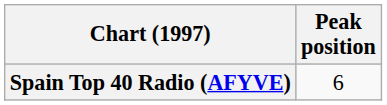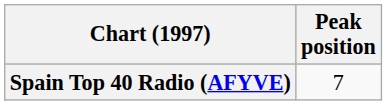(338, 81) 6 -> (338, 81) 7
